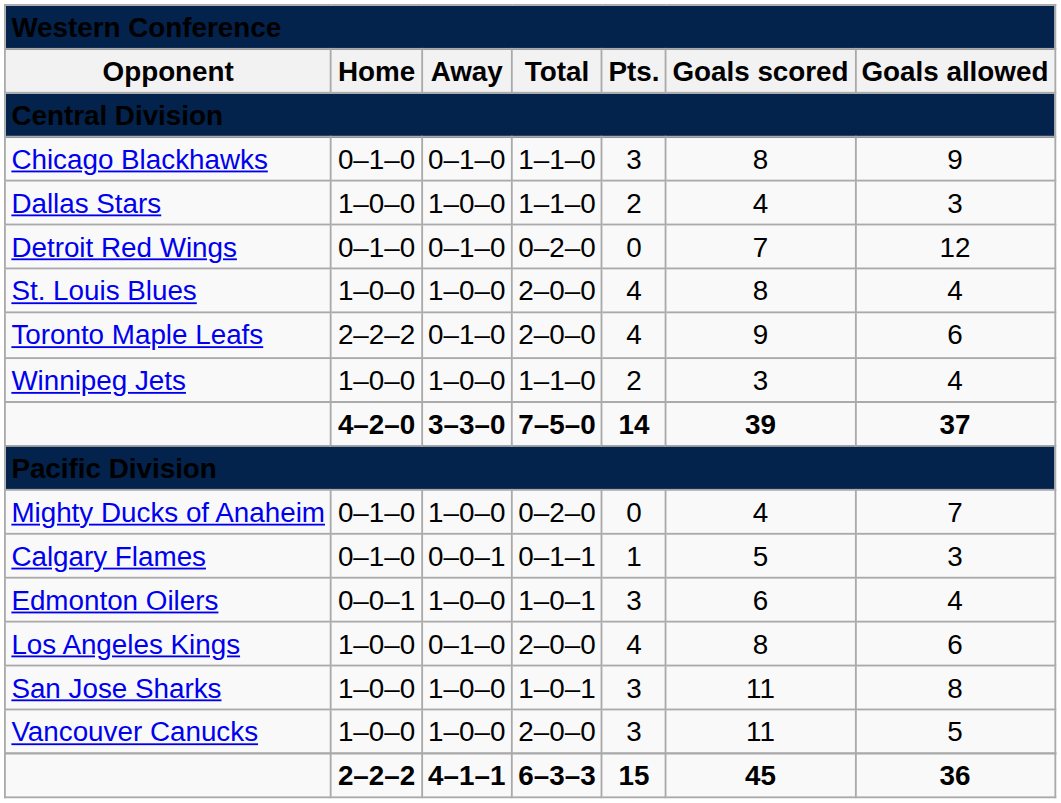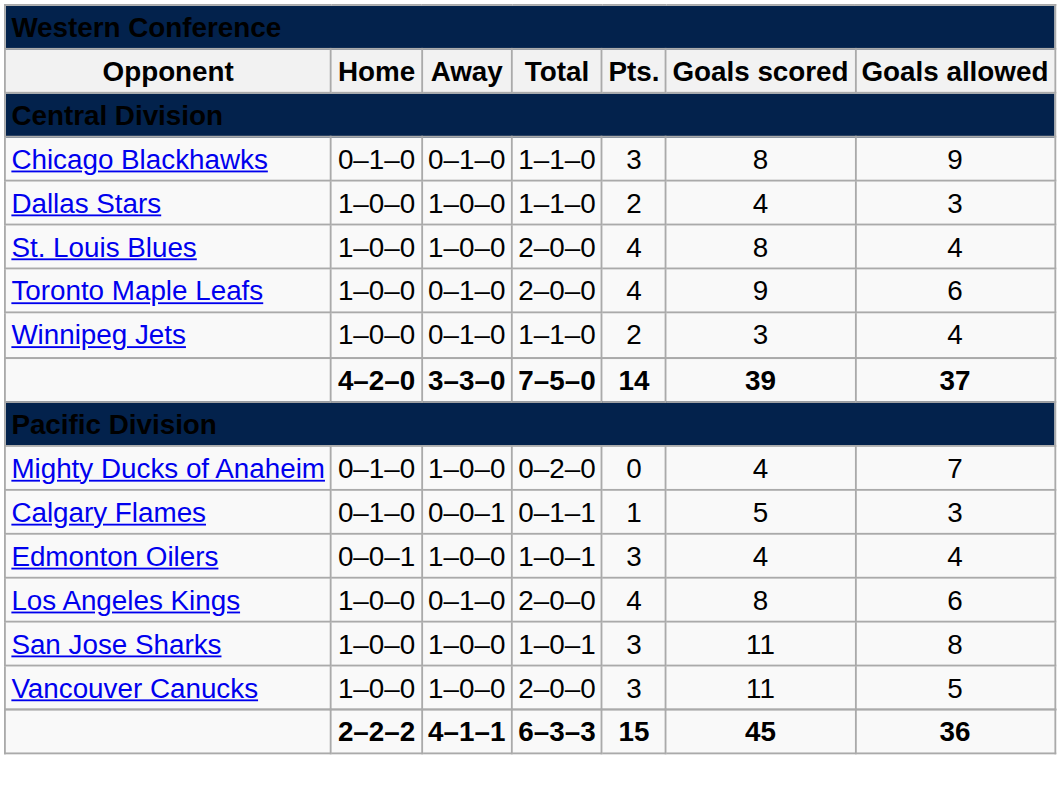- row: (124, 247)
(377, 335) 2–2–2 -> (377, 291) 1–0–0
(467, 379) 1–0–0 -> (467, 335) 0–1–0
(760, 600) 6 -> (760, 556) 4
